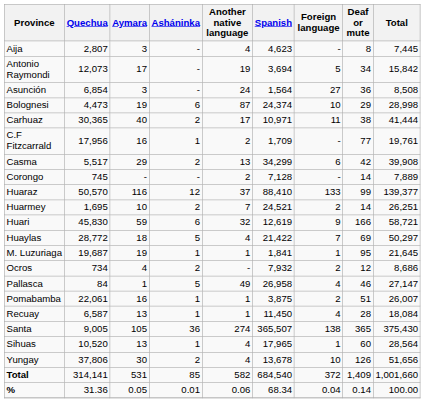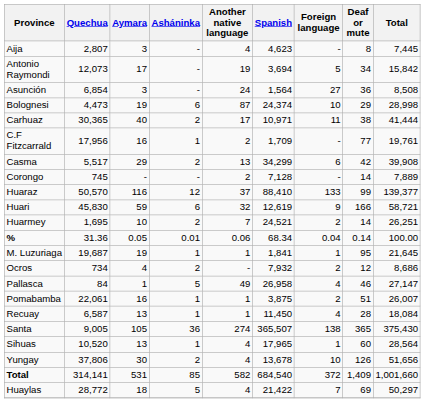rows swapped: (18, 222) <-> (26, 207)
rows swapped: (24, 238) <-> (11, 390)
